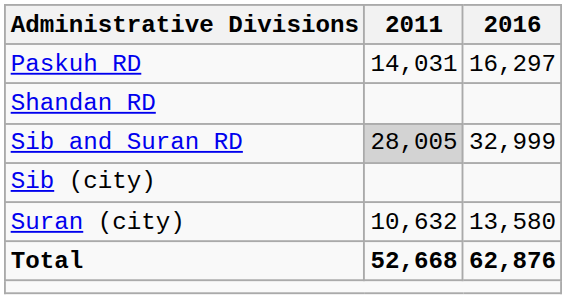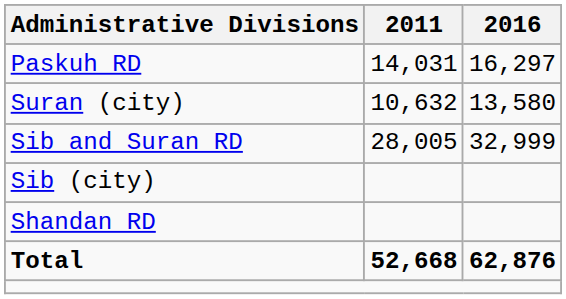rows swapped: (83, 103) <-> (98, 222)
(414, 143) lightgrey background -> (414, 143) no background
